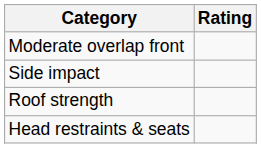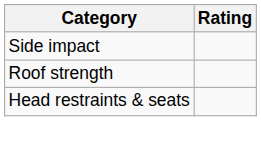- row: (96, 45)
